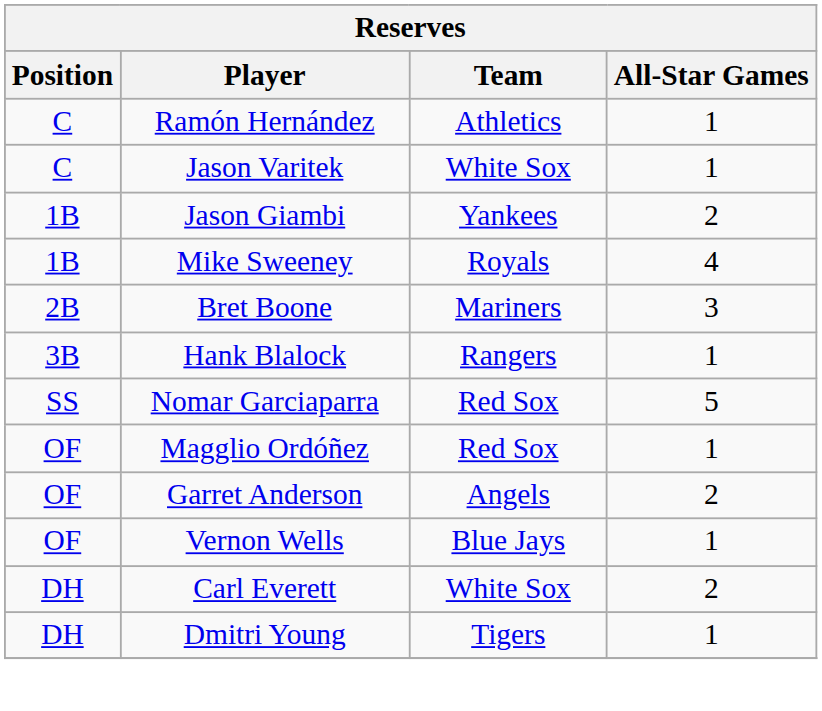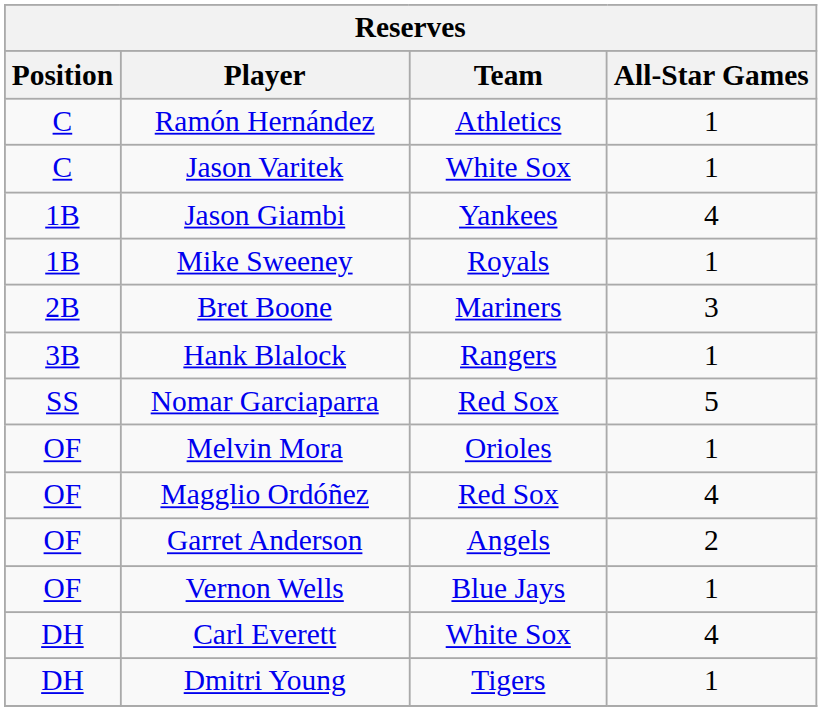(711, 214) 2 -> (711, 214) 4
(711, 261) 4 -> (711, 261) 1
+ row: (265, 448)
(711, 448) 1 -> (711, 494) 4
(711, 588) 2 -> (711, 634) 4
